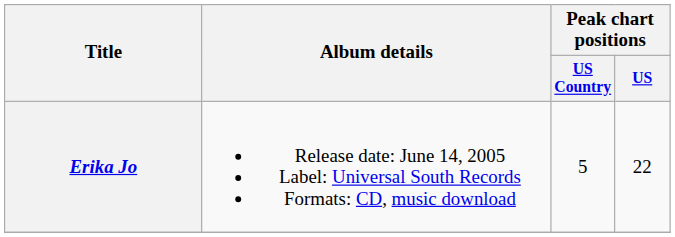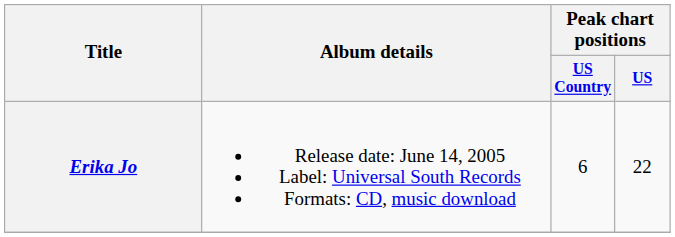(583, 166) 5 -> (583, 166) 6
